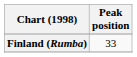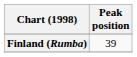(111, 43) 33 -> (111, 43) 39
